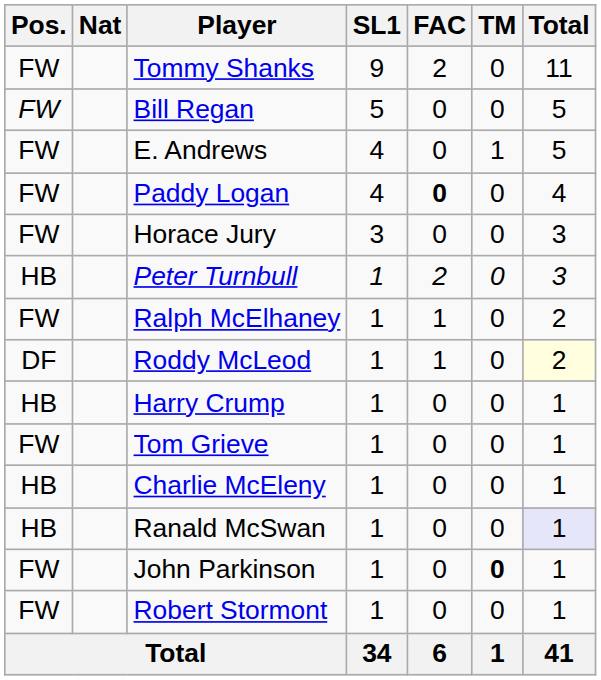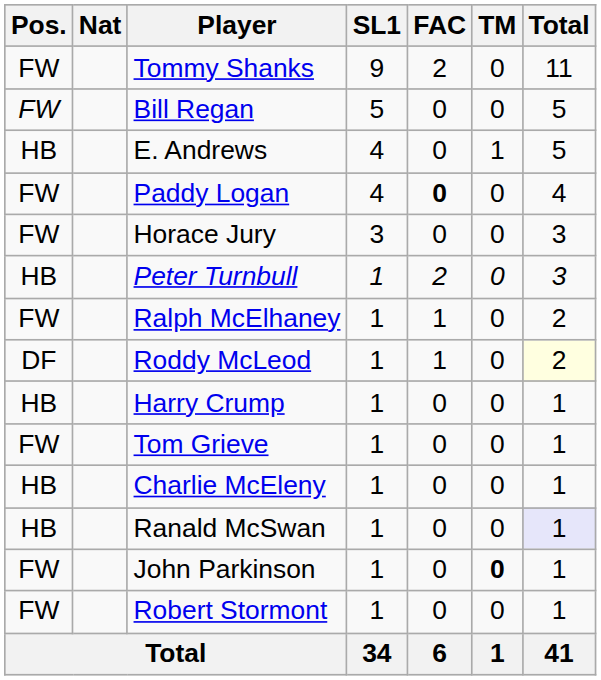(39, 151) FW -> (39, 151) HB
